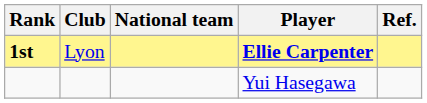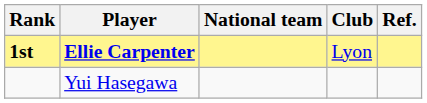columns swapped: (308, 20) <-> (85, 20)
